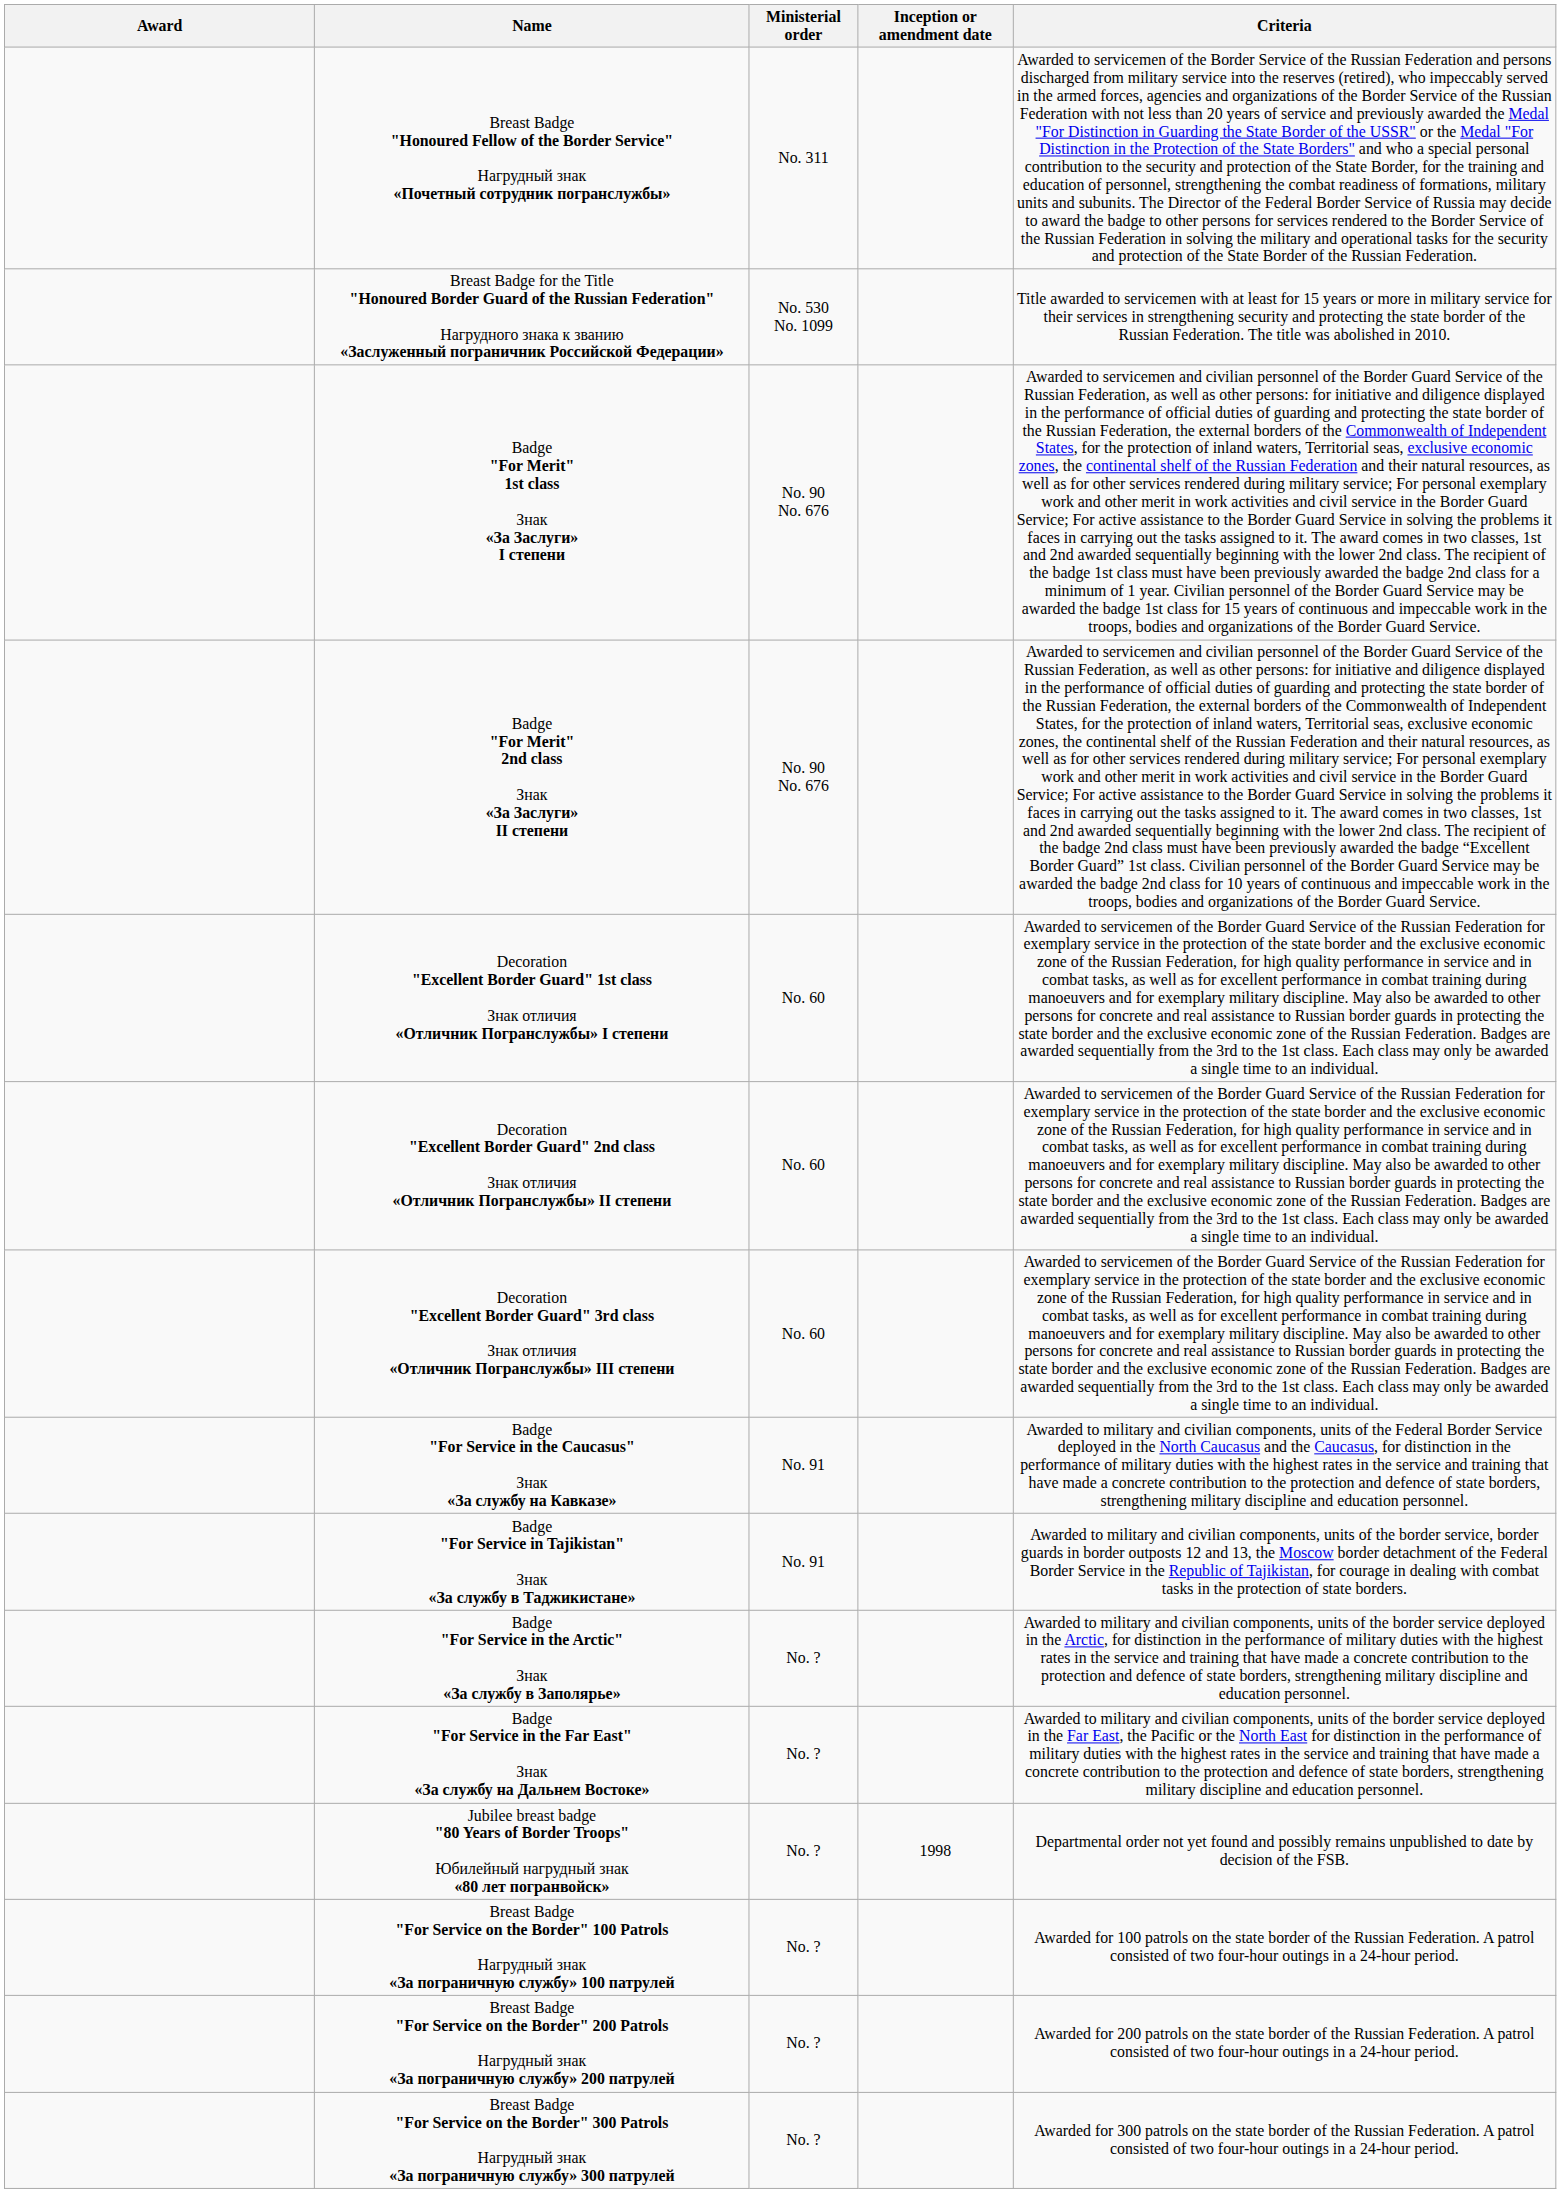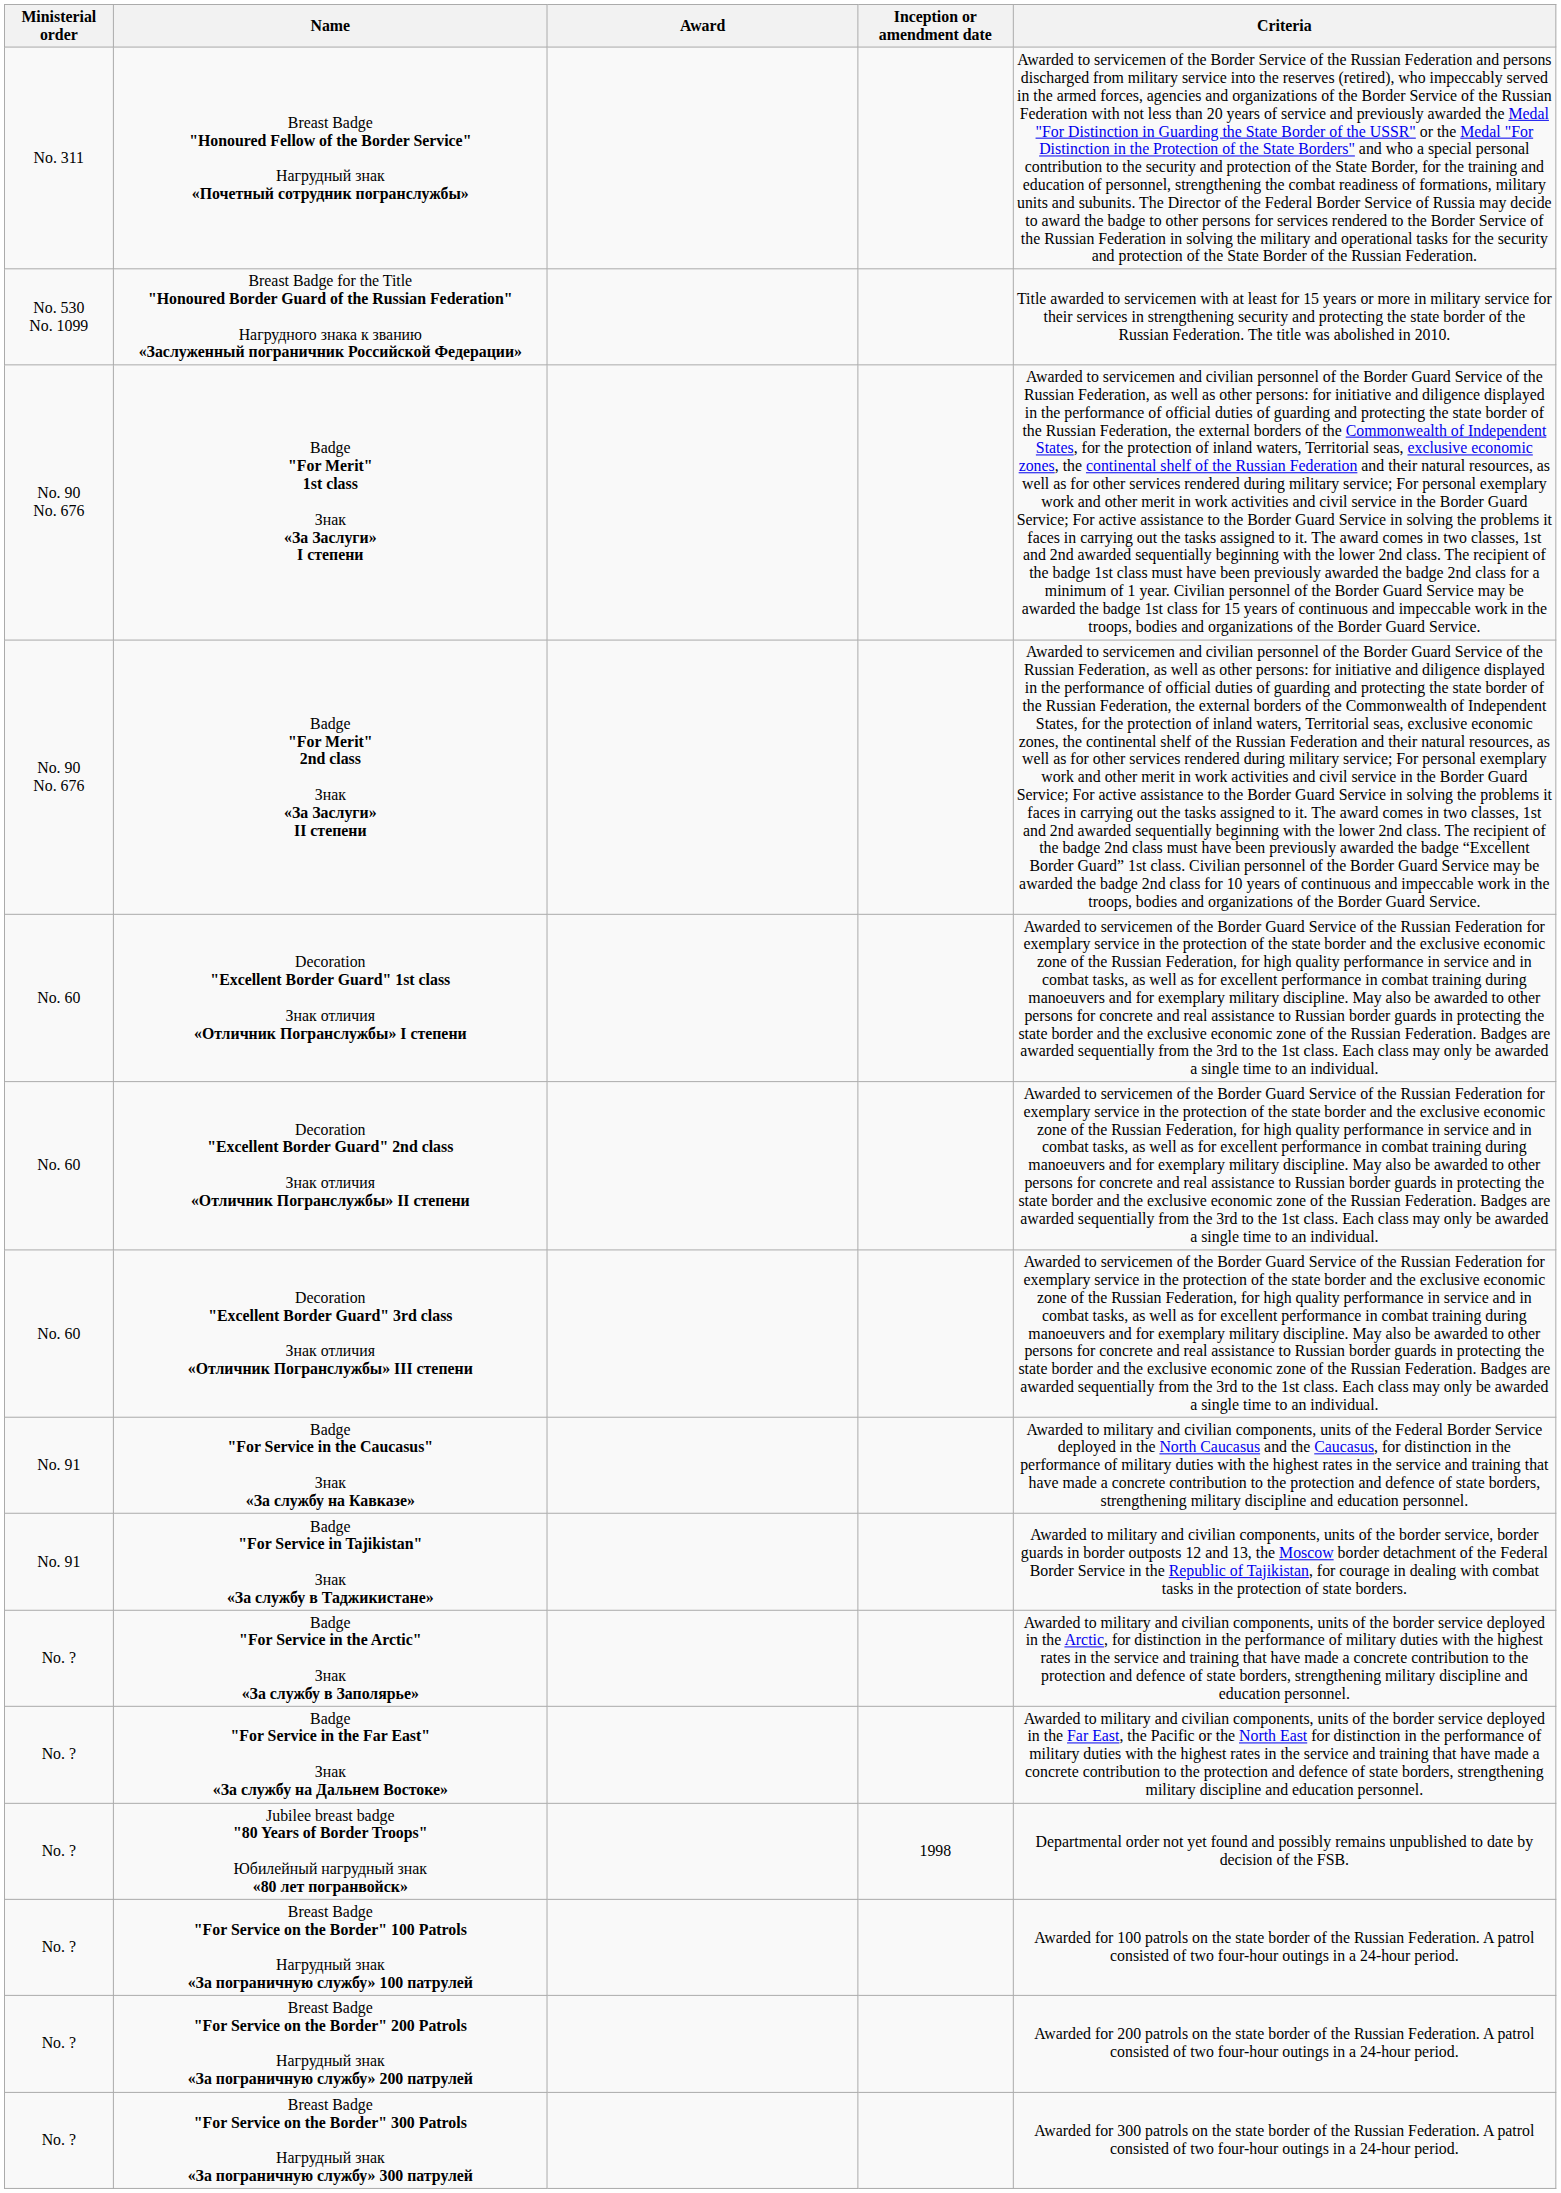columns swapped: (160, 25) <-> (803, 25)
